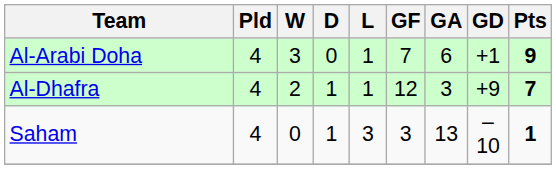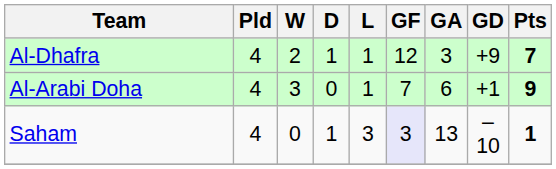rows swapped: (76, 55) <-> (55, 88)
(406, 134) no background -> (406, 134) lavender background
